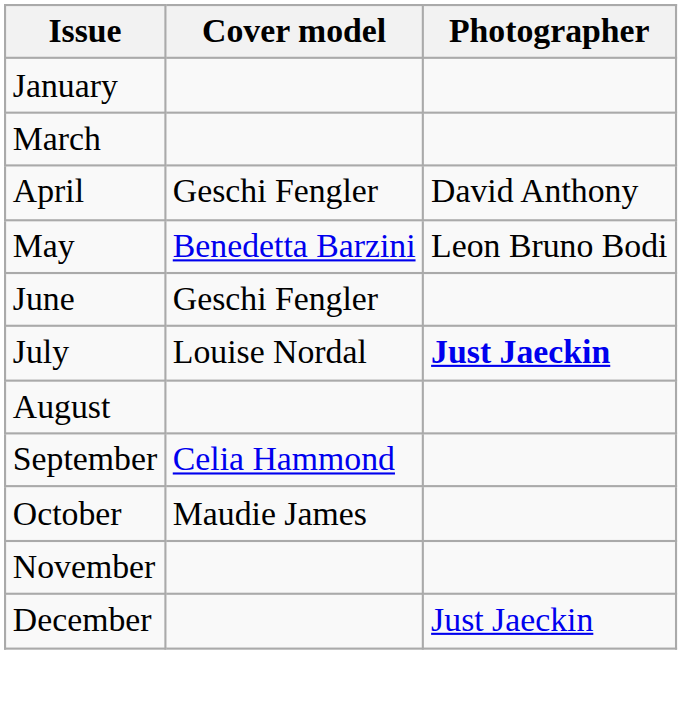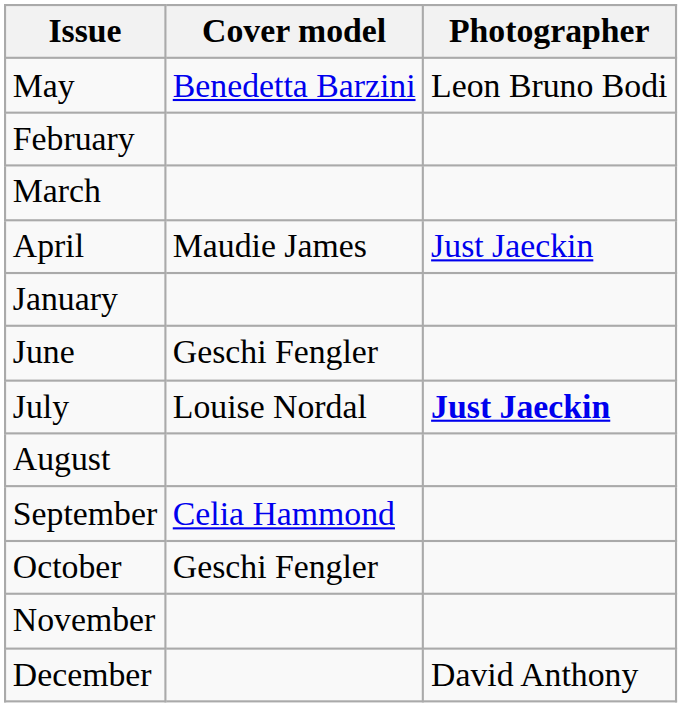rows swapped: (65, 84) <-> (44, 245)
+ row: (74, 138)
(275, 191) Geschi Fengler -> (270, 245) Maudie James
(535, 191) David Anthony -> (512, 245) Just Jaeckin
(270, 513) Maudie James -> (275, 566) Geschi Fengler
(512, 620) Just Jaeckin -> (535, 673) David Anthony
